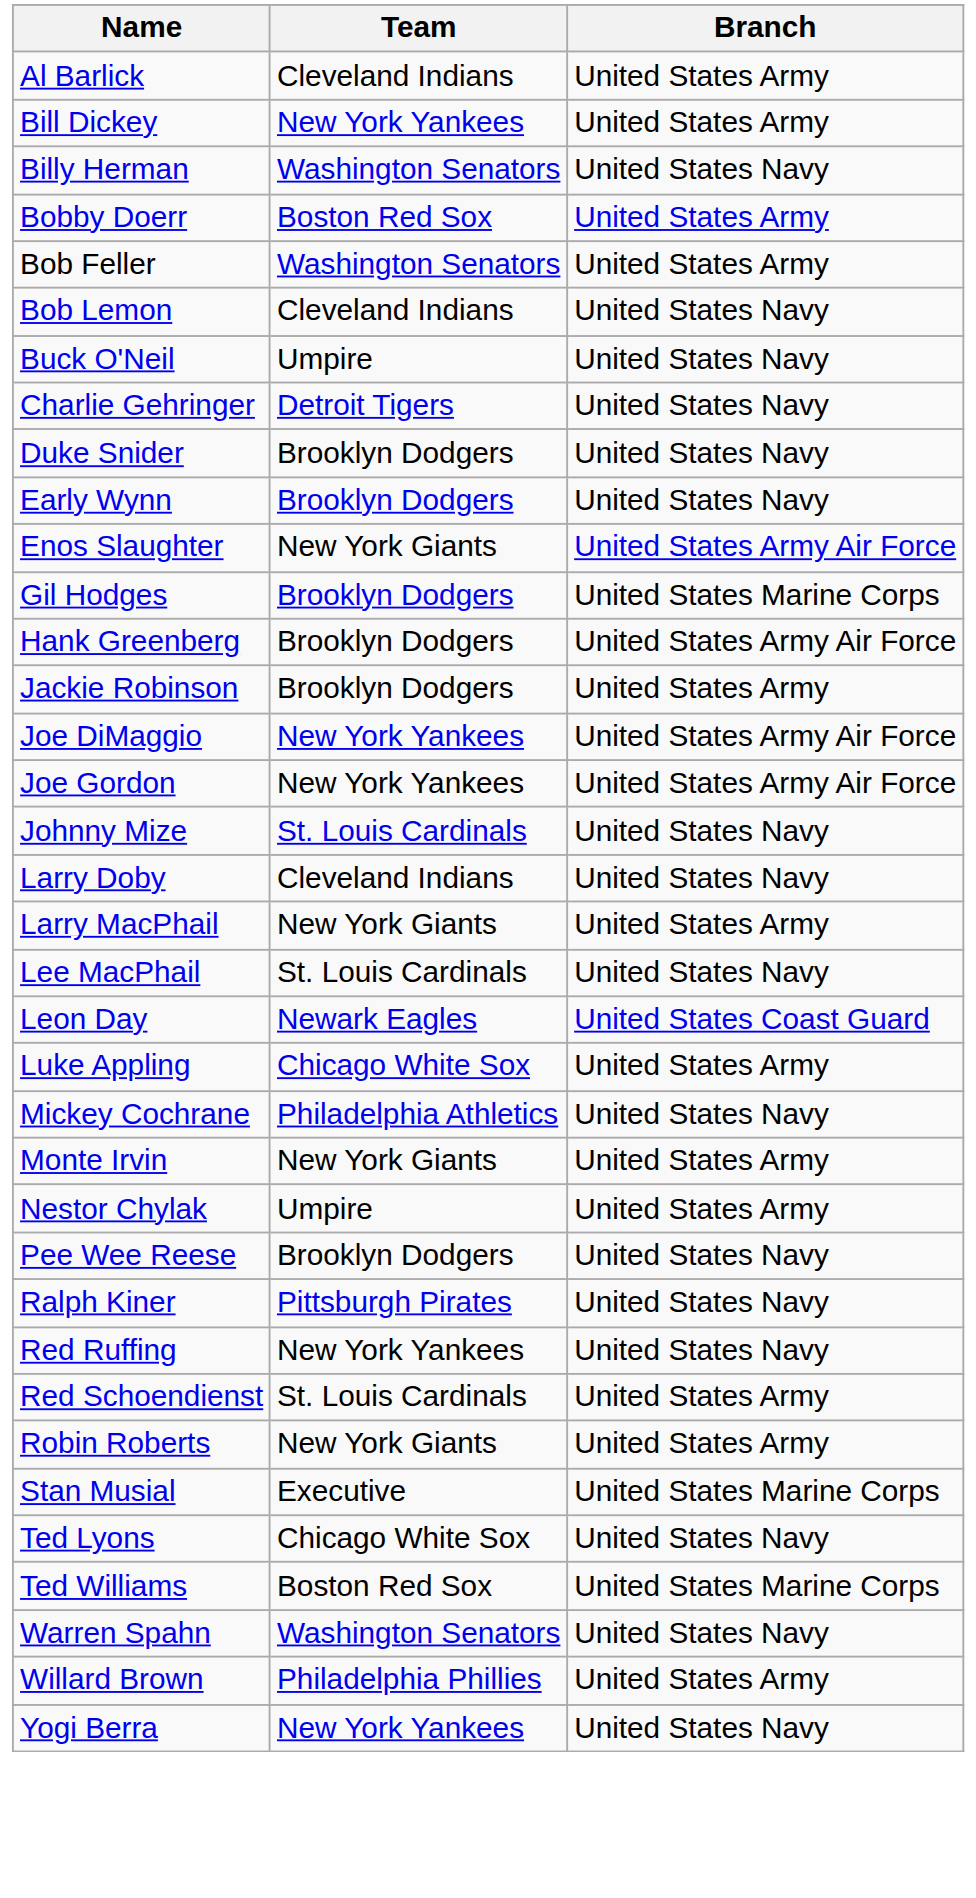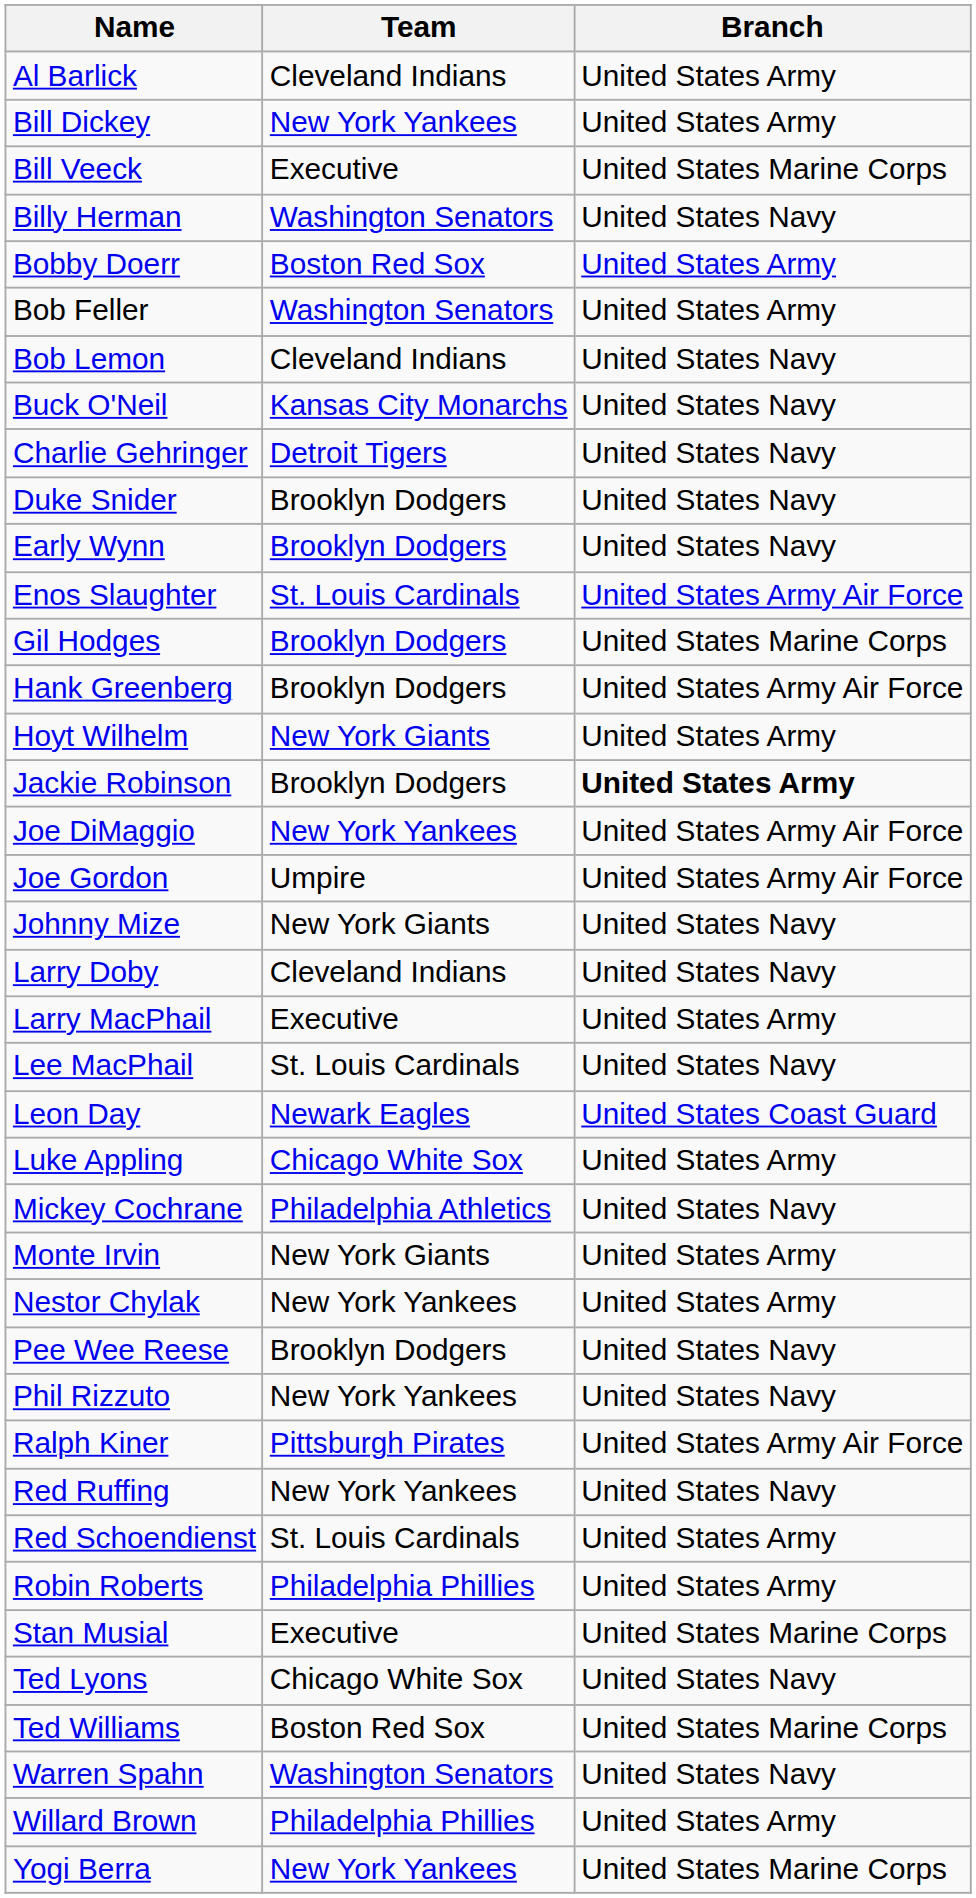+ row: (77, 169)
(325, 358) Umpire -> (419, 405) Kansas City Monarchs
(387, 547) New York Giants -> (395, 594) St. Louis Cardinals
+ row: (101, 736)
(702, 688) normal -> (718, 783) bold
(401, 783) New York Yankees -> (318, 877) Umpire
(402, 830) St. Louis Cardinals -> (380, 924) New York Giants
(387, 924) New York Giants -> (334, 1019) Executive
(325, 1208) Umpire -> (393, 1302) New York Yankees
+ row: (91, 1396)
(702, 1302) United States Navy -> (772, 1444) United States Army Air Force
(387, 1444) New York Giants -> (402, 1585) Philadelphia Phillies
(702, 1727) United States Navy -> (764, 1868) United States Marine Corps
